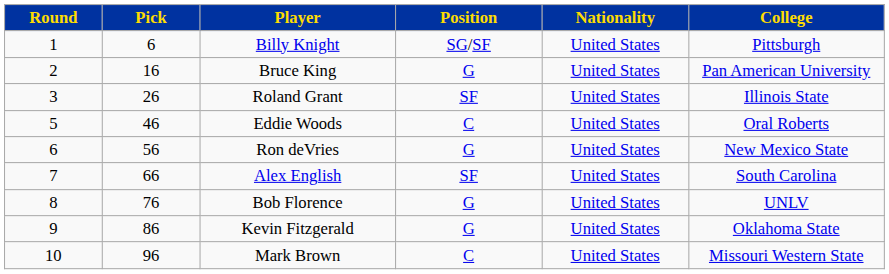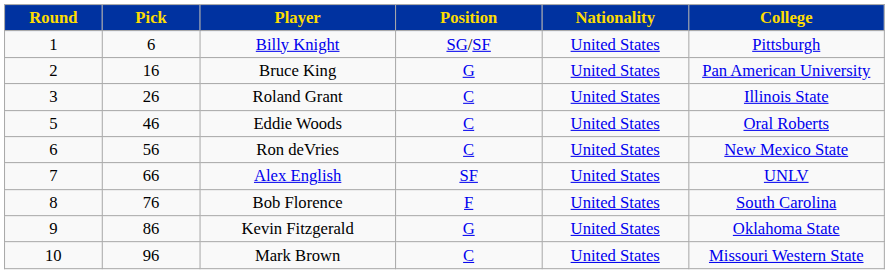(469, 96) SF -> (469, 96) C
(469, 149) G -> (469, 149) C
(786, 176) South Carolina -> (786, 176) UNLV
(469, 202) G -> (469, 202) F
(786, 202) UNLV -> (786, 202) South Carolina
